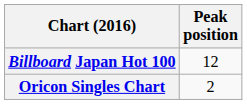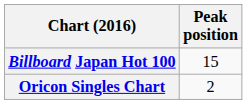(211, 61) 12 -> (211, 61) 15
